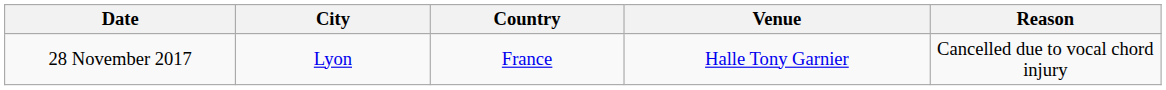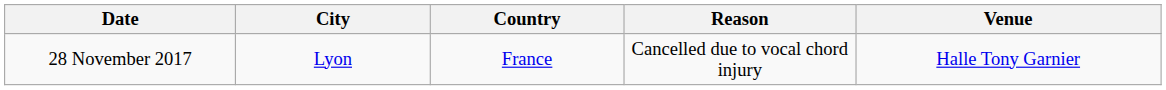columns swapped: (777, 19) <-> (1045, 19)
